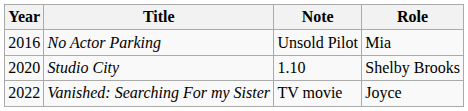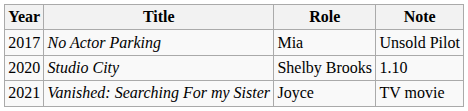columns swapped: (413, 17) <-> (318, 17)
(24, 42) 2016 -> (24, 42) 2017
(24, 93) 2022 -> (24, 93) 2021
